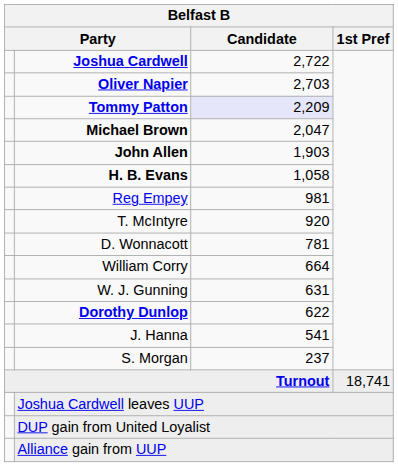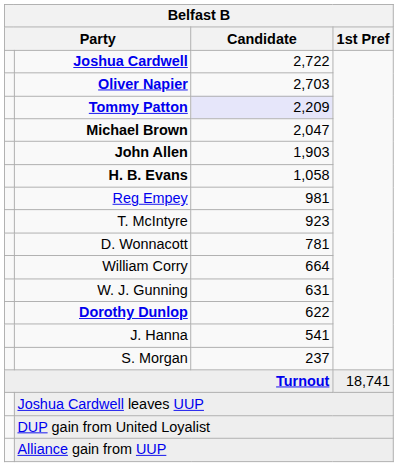(317, 221) 920 -> (317, 221) 923
